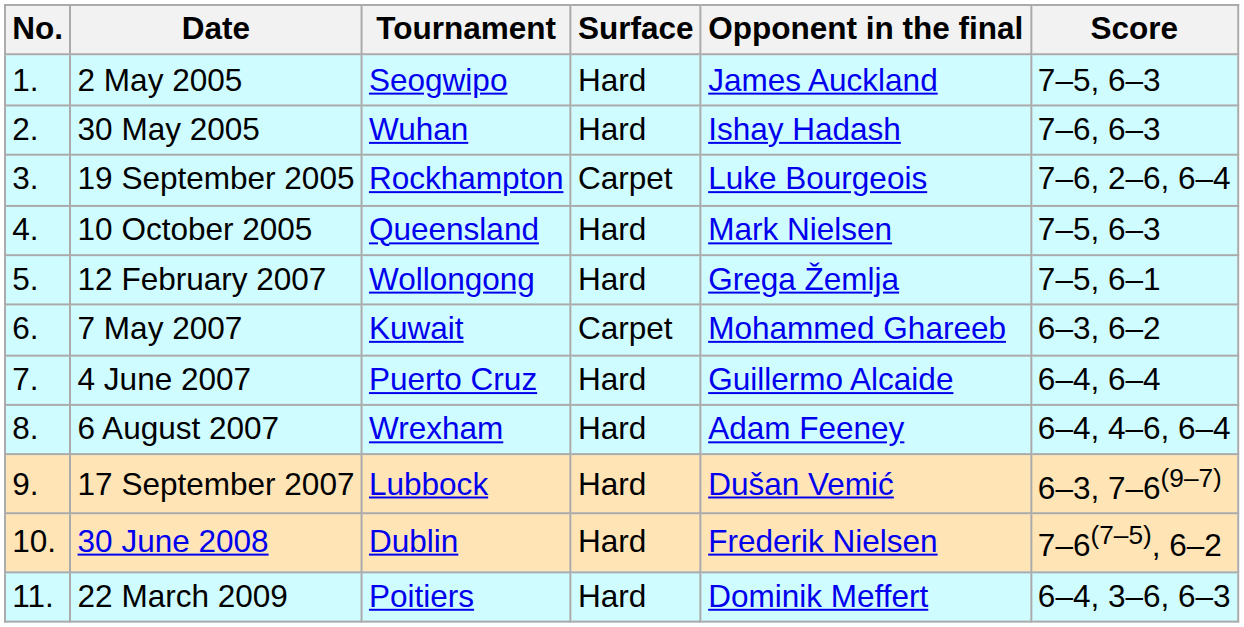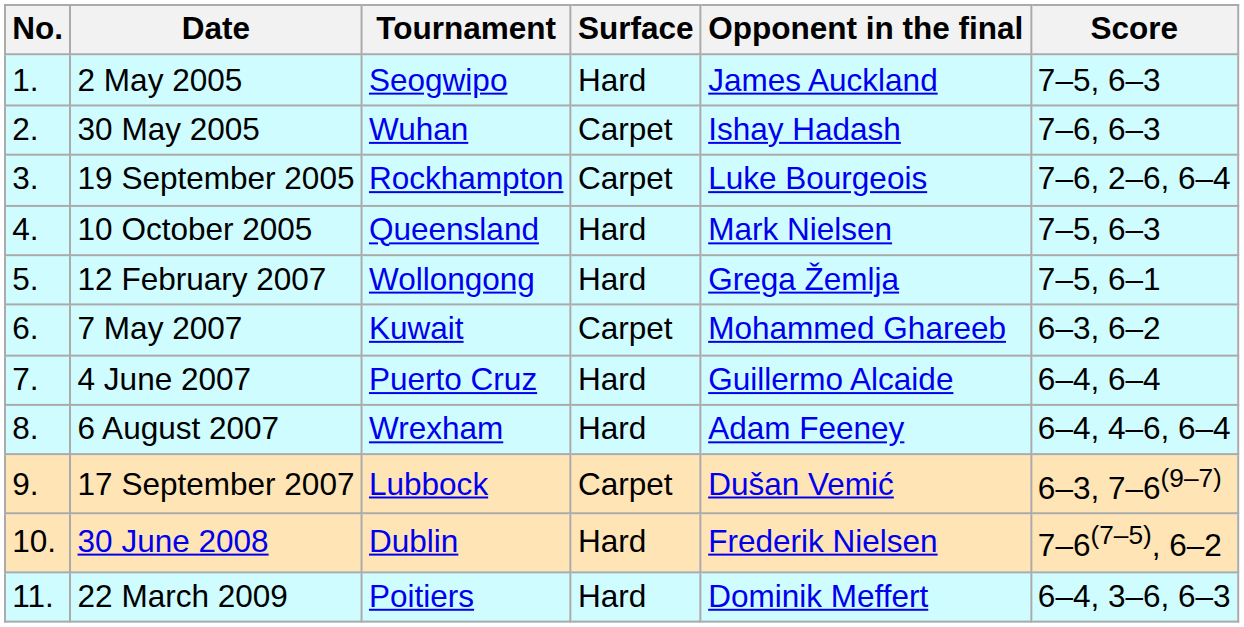(612, 129) Hard -> (625, 129) Carpet
(612, 483) Hard -> (625, 483) Carpet
